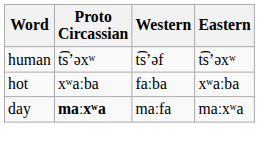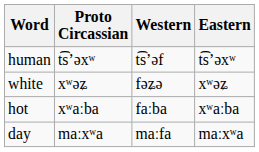+ row: (26, 84)
(82, 109) bold -> (81, 134) normal
